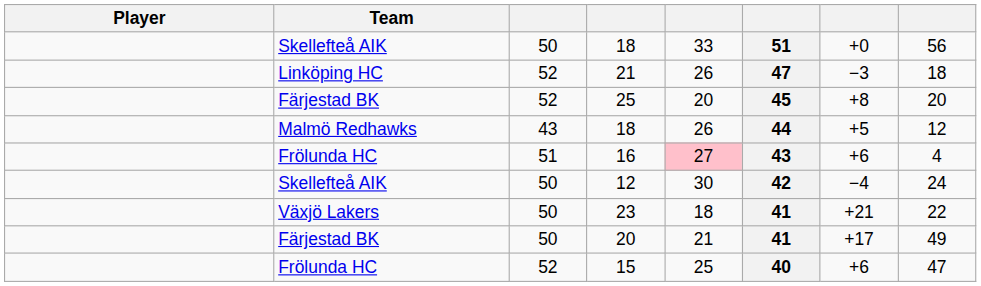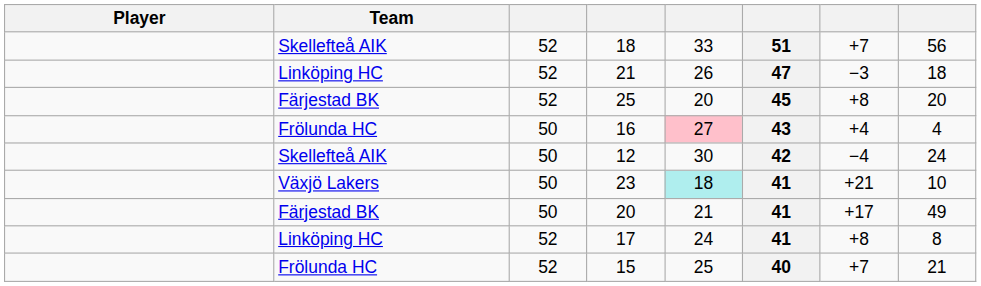(548, 45) 50 -> (548, 45) 52
(859, 45) +0 -> (859, 45) +7
- row: (348, 128)
(548, 156) 51 -> (548, 128) 50
(859, 156) +6 -> (859, 128) +4
(703, 211) no background -> (703, 184) paleturquoise background
(937, 211) 22 -> (937, 184) 10
+ row: (331, 239)
(859, 267) +6 -> (859, 267) +7
(937, 267) 47 -> (937, 267) 21
